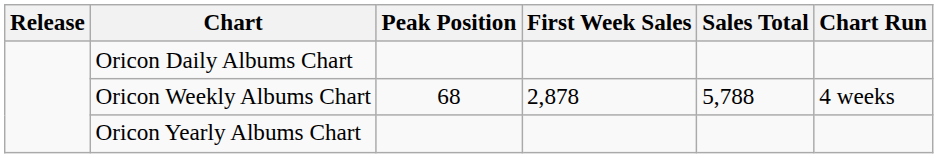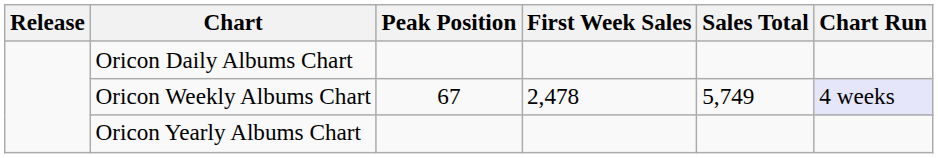(449, 96) 68 -> (449, 96) 67
(553, 96) 2,878 -> (553, 96) 2,478
(728, 96) 5,788 -> (728, 96) 5,749
(857, 96) no background -> (857, 96) lavender background
